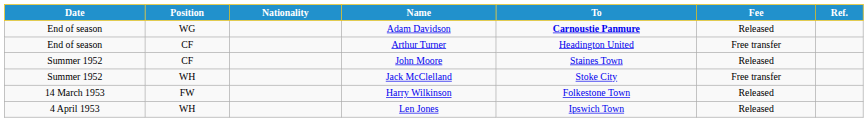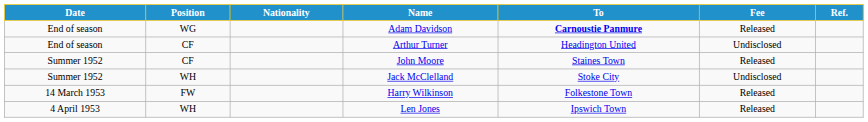(756, 45) Free transfer -> (757, 45) Undisclosed
(756, 77) Free transfer -> (757, 77) Undisclosed
